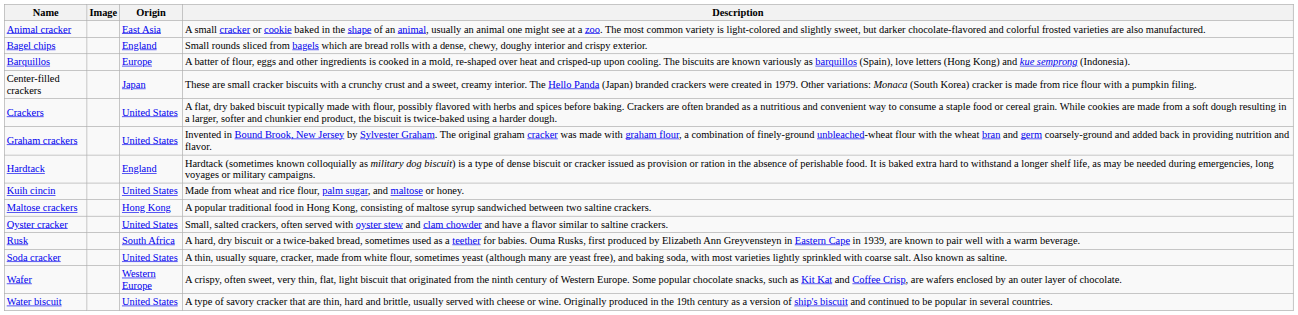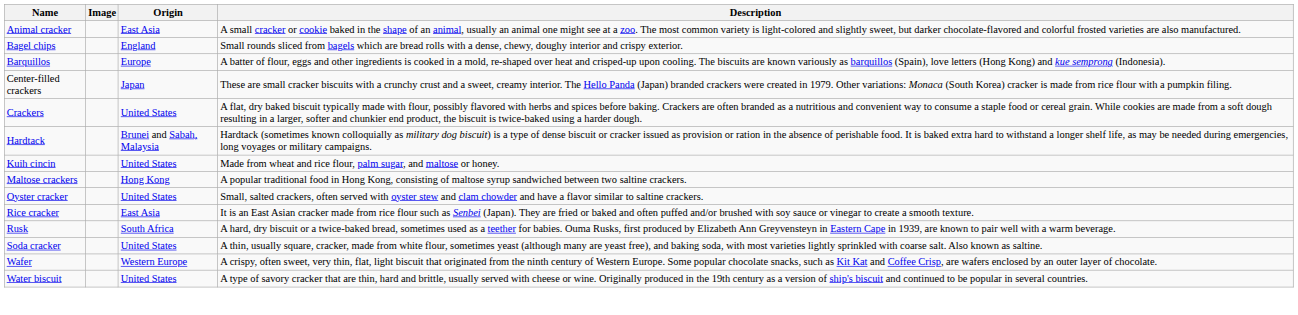- row: (42, 140)
(139, 169) England -> (159, 140) Brunei and Sabah, Malaysia
+ row: (33, 212)
